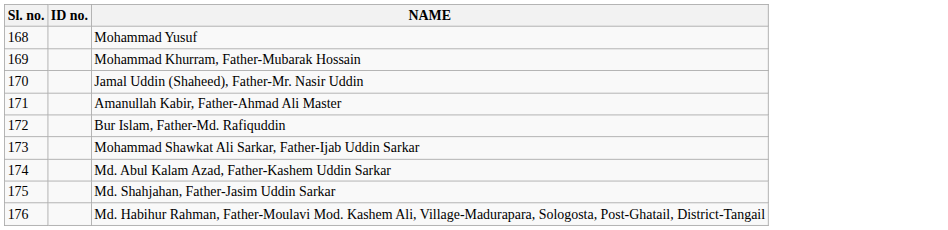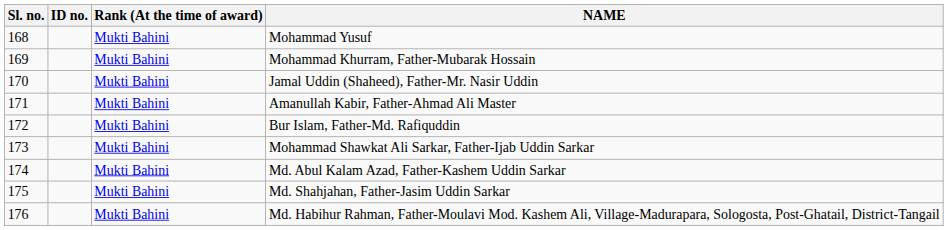+ column: (178, 15)
